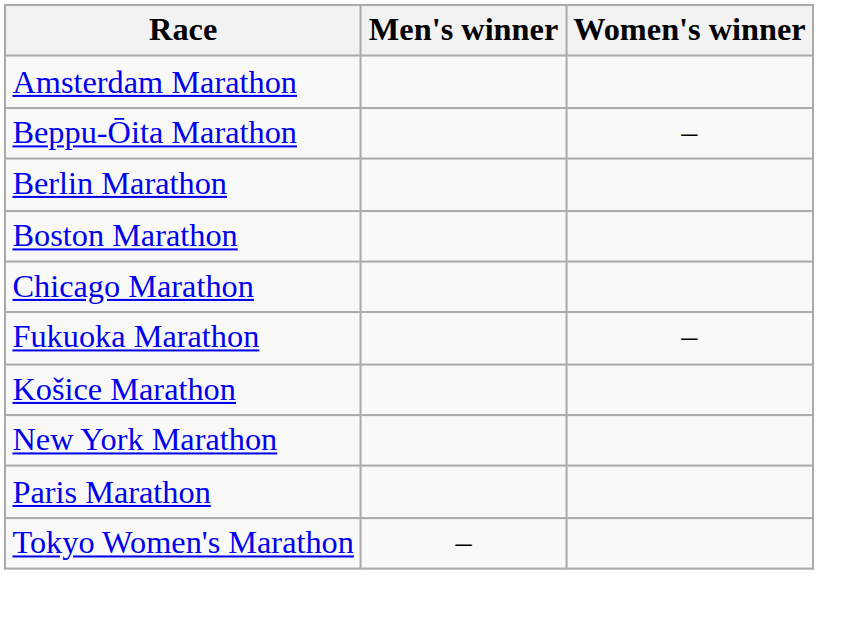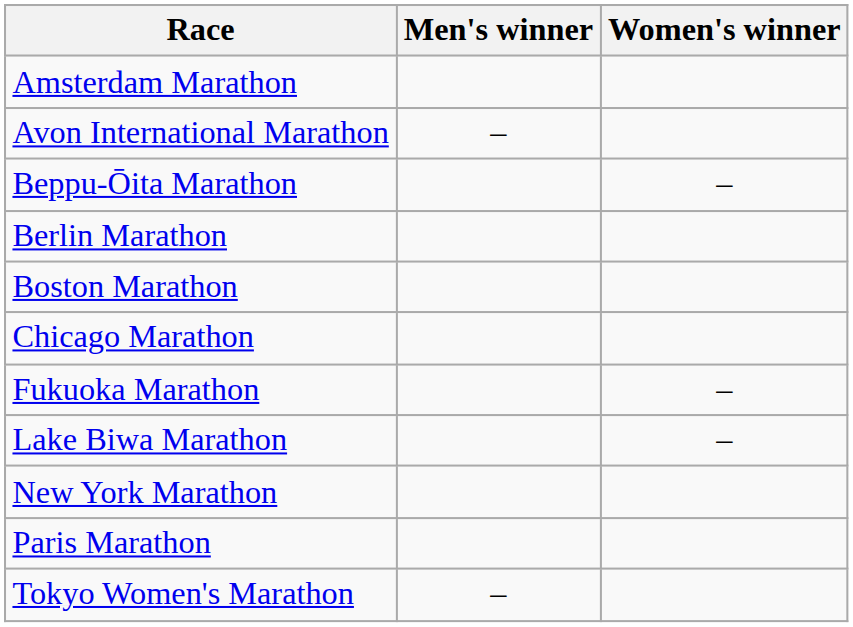+ row: (201, 132)
- row: (124, 388)
+ row: (150, 440)
